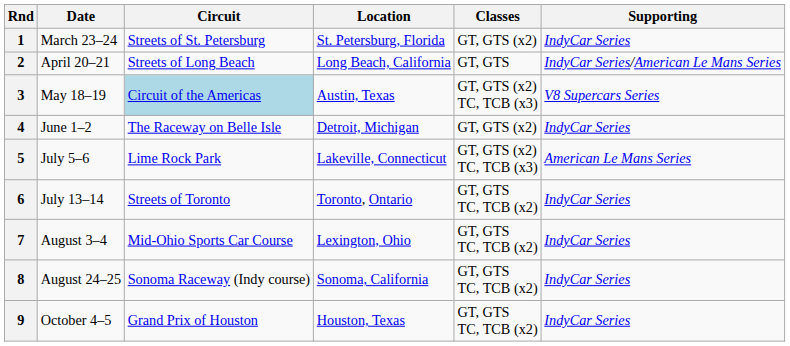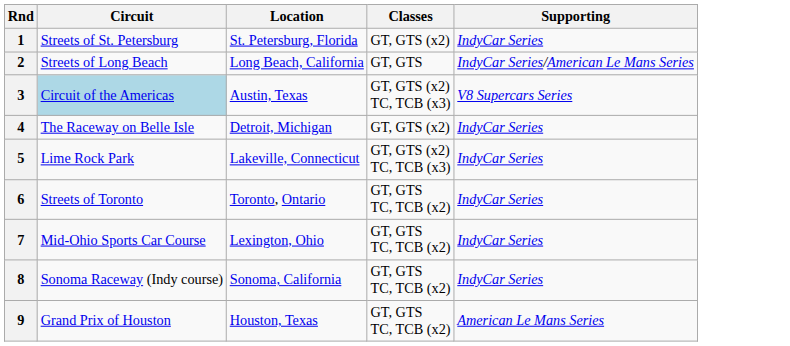- column: (81, 16)
(618, 159) American Le Mans Series -> (500, 159) IndyCar Series
(587, 320) IndyCar Series -> (531, 320) American Le Mans Series
